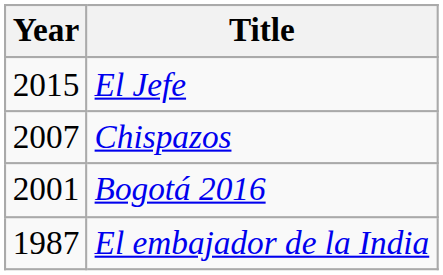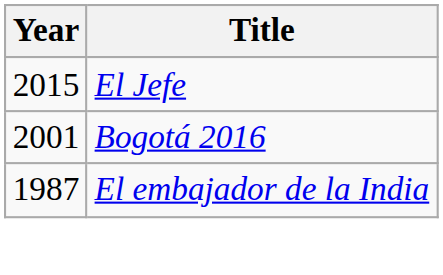- row: (163, 136)
